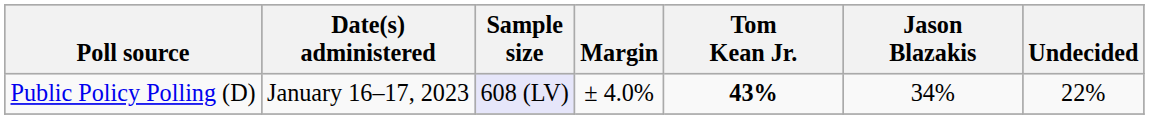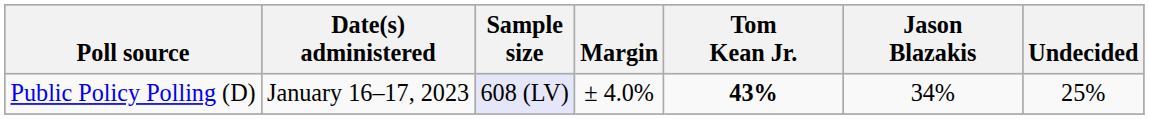(1083, 93) 22% -> (1083, 93) 25%
